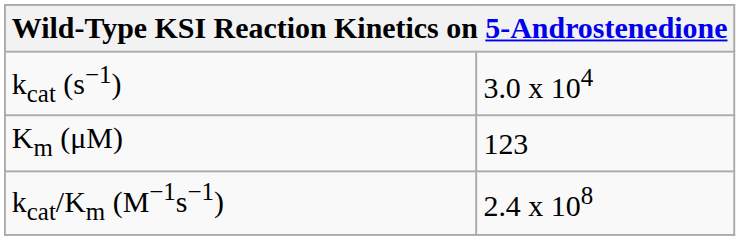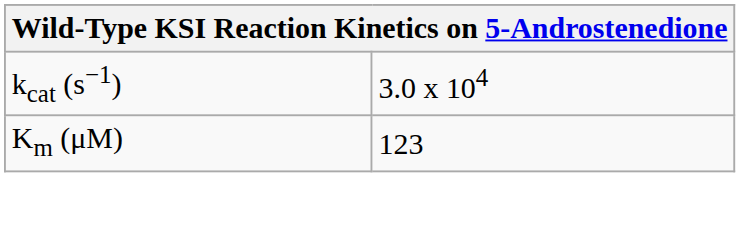- row: (118, 202)
